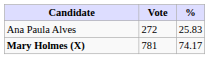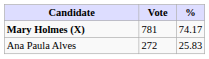rows swapped: (46, 45) <-> (41, 29)
